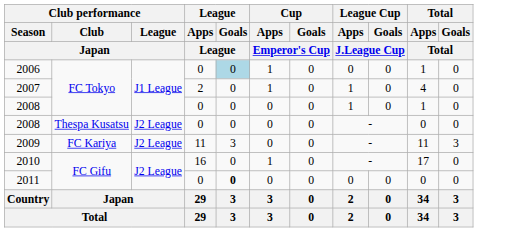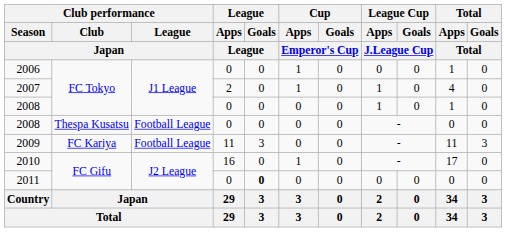(233, 69) lightblue background -> (262, 69) no background
(158, 124) J2 League -> (172, 124) Football League
(158, 143) J2 League -> (172, 143) Football League
